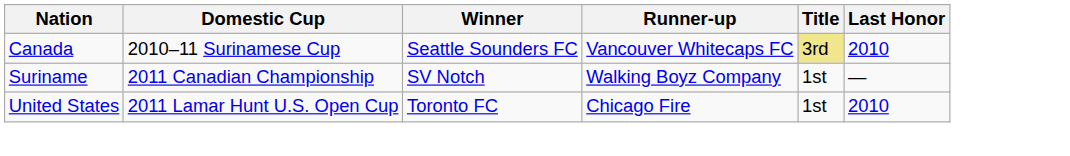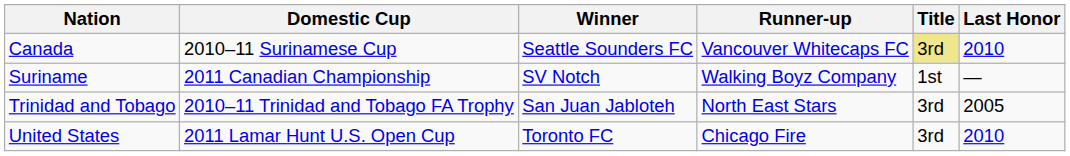+ row: (92, 106)
(814, 106) 1st -> (931, 135) 3rd
